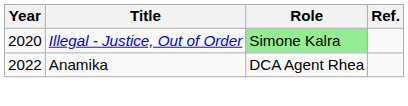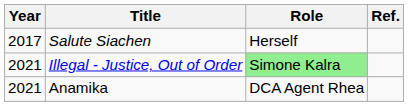+ row: (100, 40)
(25, 40) 2020 -> (25, 64) 2021
(25, 64) 2022 -> (25, 88) 2021
